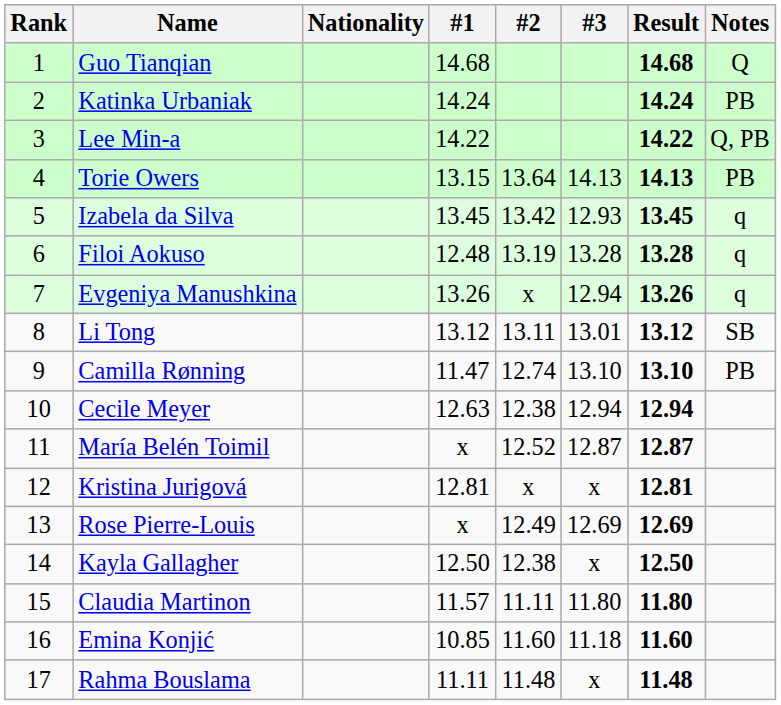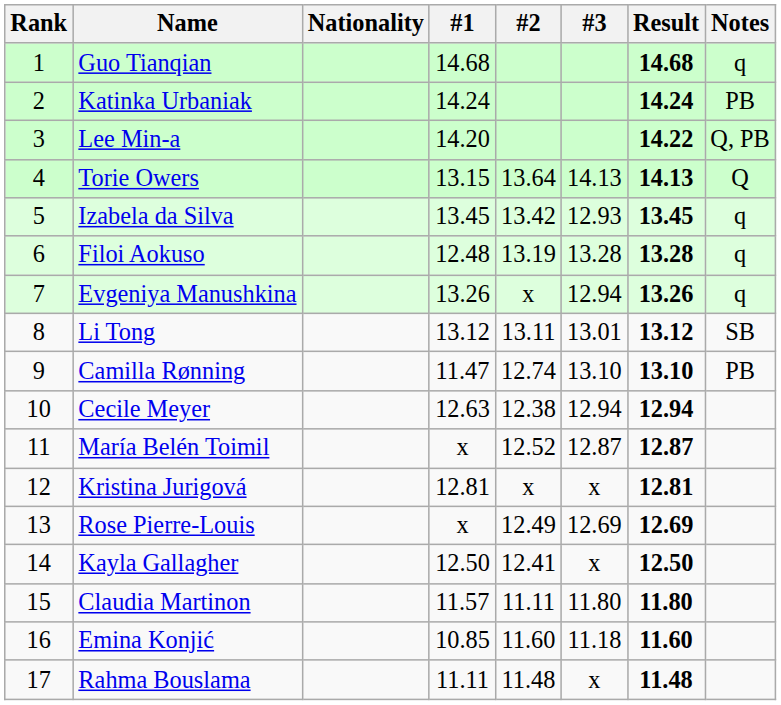(740, 62) Q -> (740, 62) q
(463, 139) 14.22 -> (463, 139) 14.20
(740, 178) PB -> (740, 178) Q
(528, 563) 12.38 -> (528, 563) 12.41
